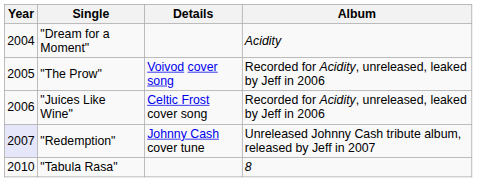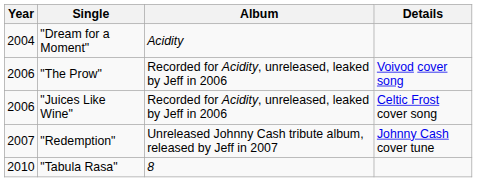columns swapped: (193, 14) <-> (357, 14)
(21, 74) 2005 -> (21, 74) 2006
(21, 140) lavender background -> (21, 140) no background
